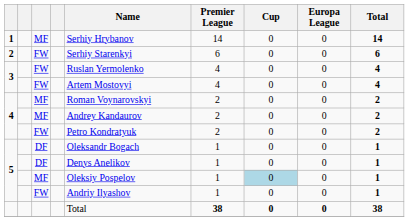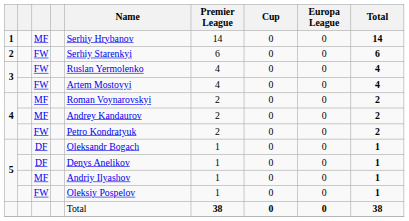(101, 178) Oleksiy Pospelov -> (98, 178) Andriy Ilyashov
(271, 178) lightblue background -> (271, 178) no background
(98, 193) Andriy Ilyashov -> (101, 193) Oleksiy Pospelov
